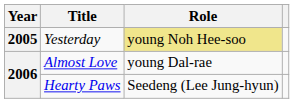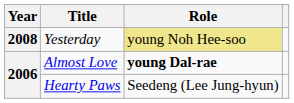(23, 39) 2005 -> (23, 39) 2008
(170, 62) normal -> (172, 62) bold
